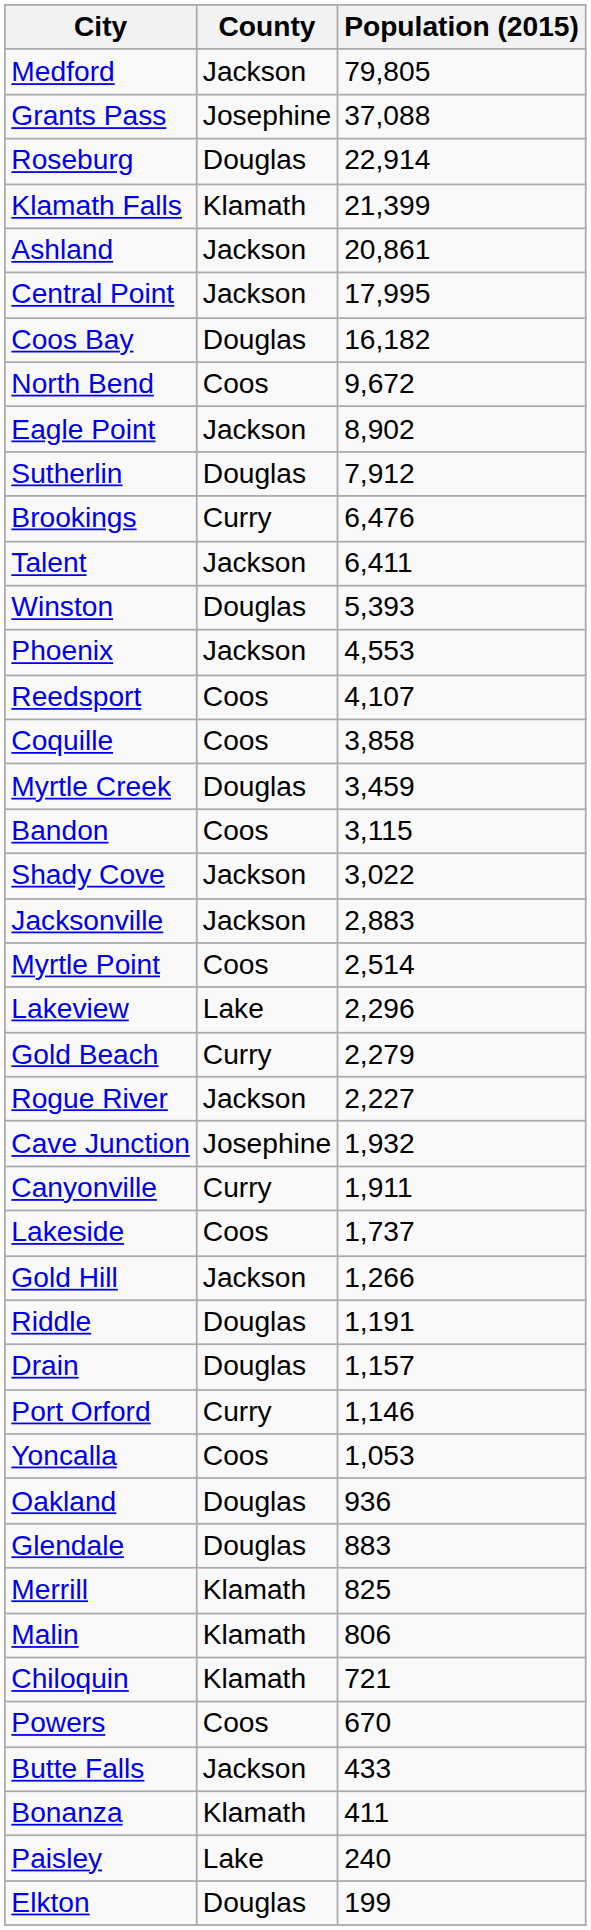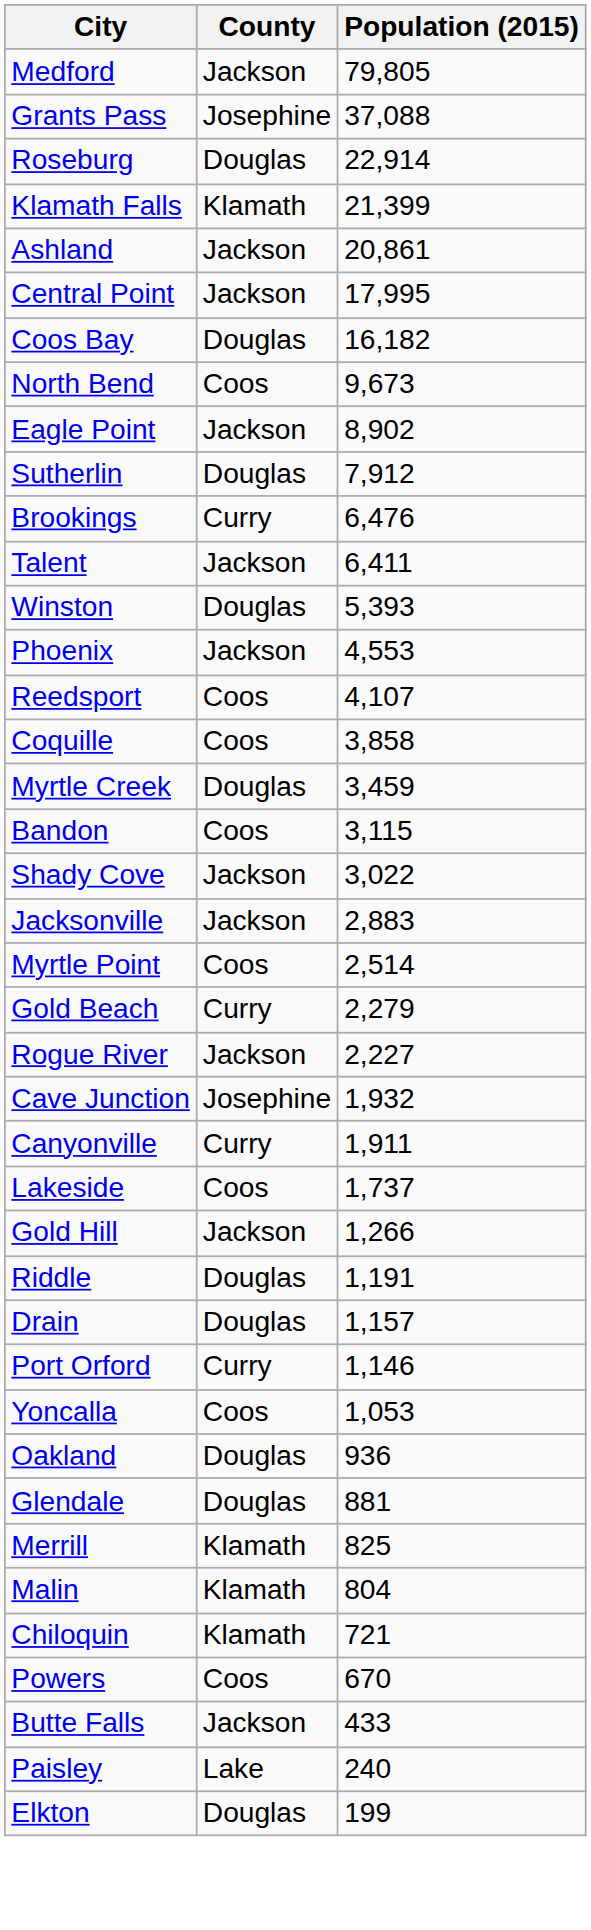(379, 384) 9,672 -> (379, 384) 9,673
- row: (70, 1009)
(368, 1545) 883 -> (368, 1500) 881
(368, 1634) 806 -> (368, 1589) 804
- row: (67, 1813)
